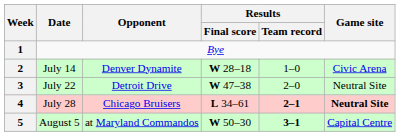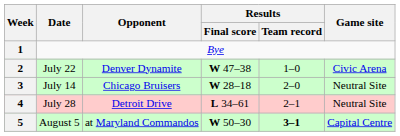(59, 67) July 14 -> (59, 67) July 22
(230, 67) W 28–18 -> (230, 67) W 47–38
(59, 85) July 22 -> (59, 85) July 14
(142, 85) Detroit Drive -> (142, 85) Chicago Bruisers
(230, 85) W 47–38 -> (230, 85) W 28–18
(142, 104) Chicago Bruisers -> (142, 104) Detroit Drive
(292, 104) bold -> (292, 104) normal
(360, 104) bold -> (360, 104) normal
